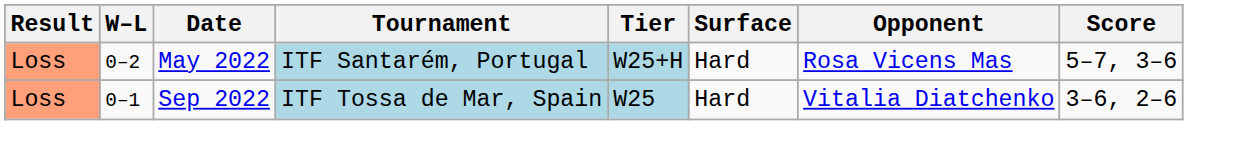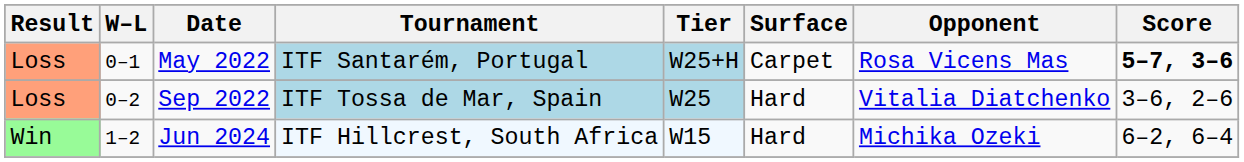(123, 63) 0–2 -> (123, 63) 0–1
(722, 62) Hard -> (792, 62) Carpet
(1121, 62) normal -> (1177, 62) bold
(123, 101) 0–1 -> (123, 101) 0–2
+ row: (214, 138)
